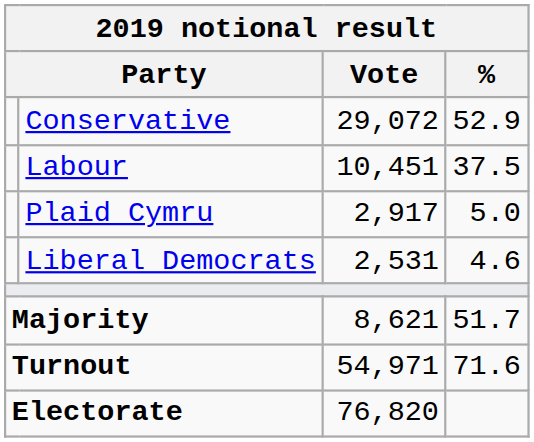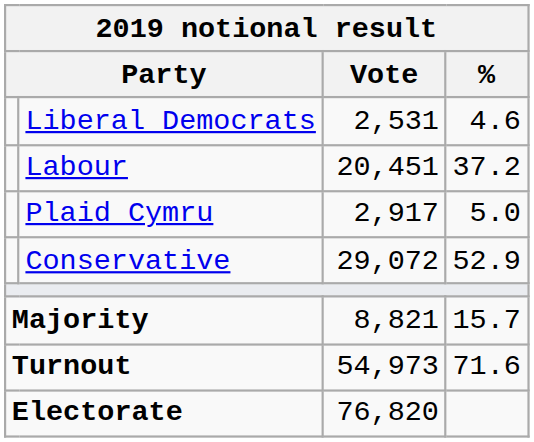rows swapped: (128, 121) <-> (171, 260)
(388, 167) 10,451 -> (388, 167) 20,451
(487, 167) 37.5 -> (487, 167) 37.2
(396, 320) 8,621 -> (396, 320) 8,821
(487, 320) 51.7 -> (487, 320) 15.7
(388, 367) 54,971 -> (388, 367) 54,973
